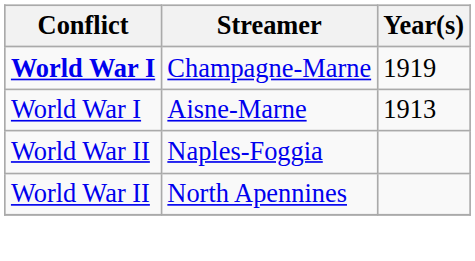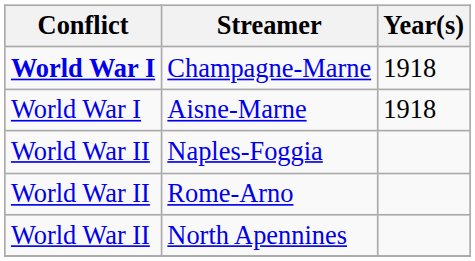(410, 67) 1919 -> (410, 67) 1918
(410, 109) 1913 -> (410, 109) 1918
+ row: (230, 193)
